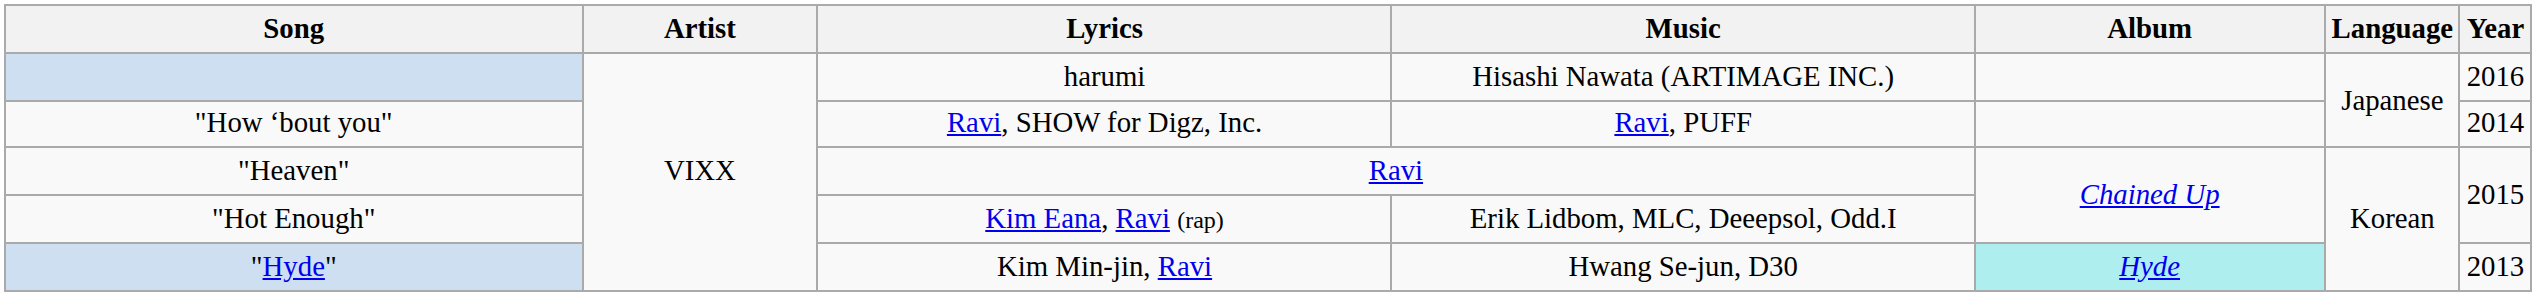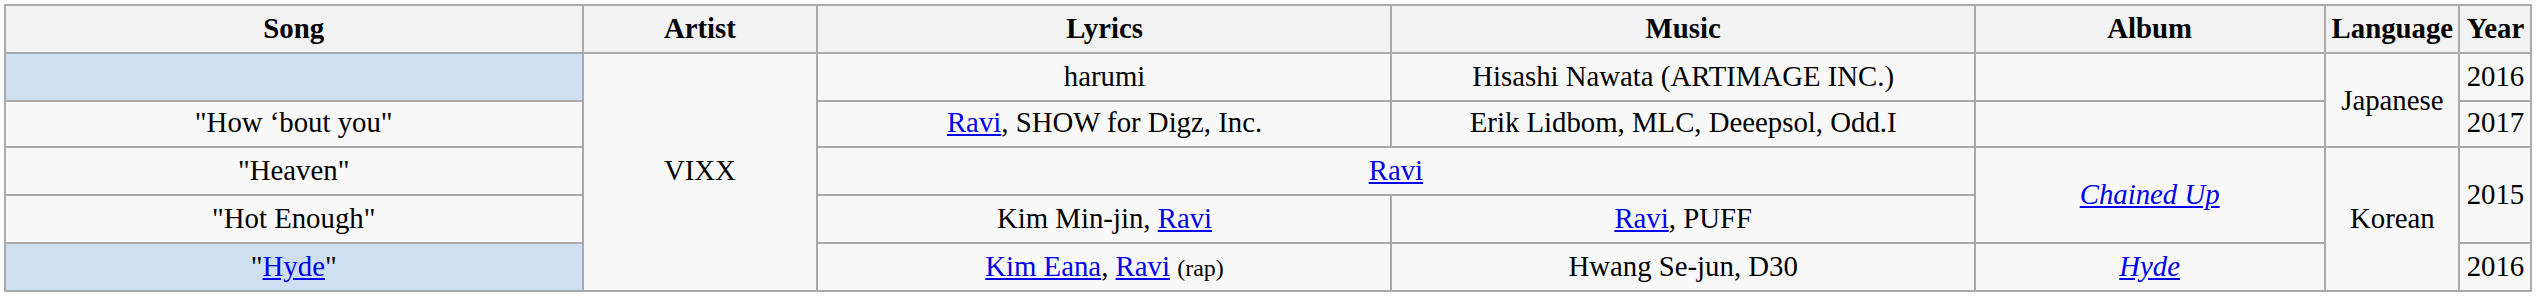(1683, 123) Ravi, PUFF -> (1683, 123) Erik Lidbom, MLC, Deeepsol, Odd.I
(2495, 123) 2014 -> (2495, 123) 2017
(1105, 218) Kim Eana, Ravi (rap) -> (1105, 218) Kim Min-jin, Ravi
(1683, 218) Erik Lidbom, MLC, Deeepsol, Odd.I -> (1683, 218) Ravi, PUFF
(1105, 265) Kim Min-jin, Ravi -> (1105, 265) Kim Eana, Ravi (rap)
(2150, 265) paleturquoise background -> (2150, 265) no background
(2495, 265) 2013 -> (2495, 265) 2016
